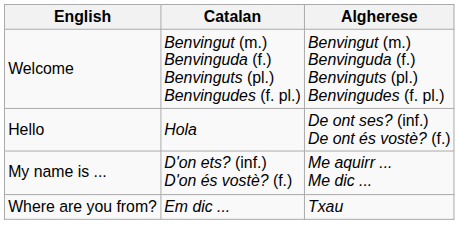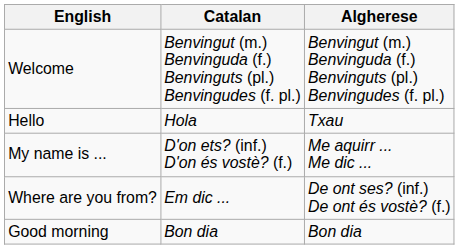(379, 129) De ont ses? (inf.) De ont és vostè? (f.) -> (326, 120) Txau
(326, 206) Txau -> (379, 197) De ont ses? (inf.) De ont és vostè? (f.)
+ row: (58, 231)
